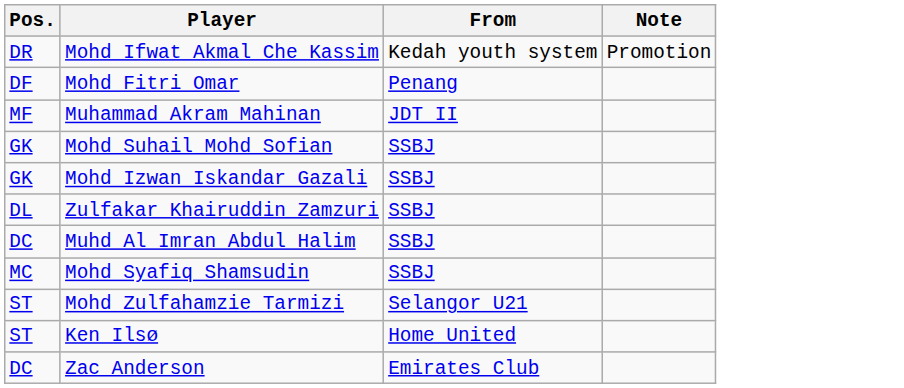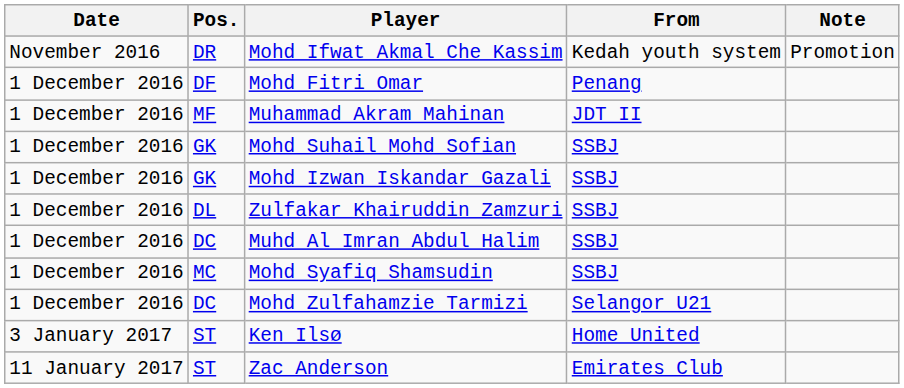+ column: (97, 21)
(21, 305) ST -> (205, 305) DC
(21, 368) DC -> (205, 368) ST
